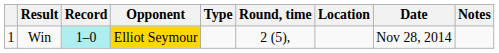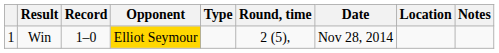columns swapped: (414, 15) <-> (344, 15)
(86, 37) paleturquoise background -> (86, 37) no background
